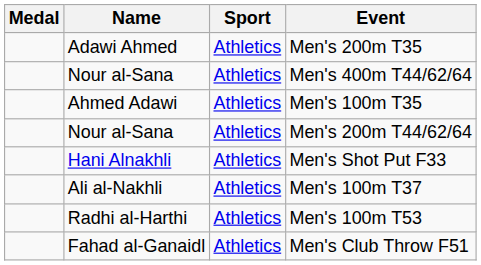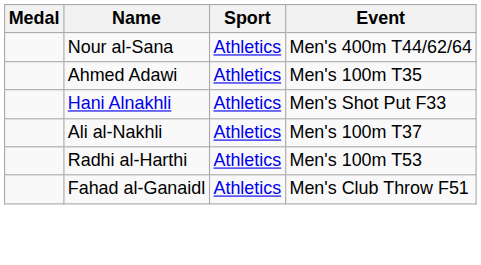- row: (356, 47)
- row: (381, 132)
